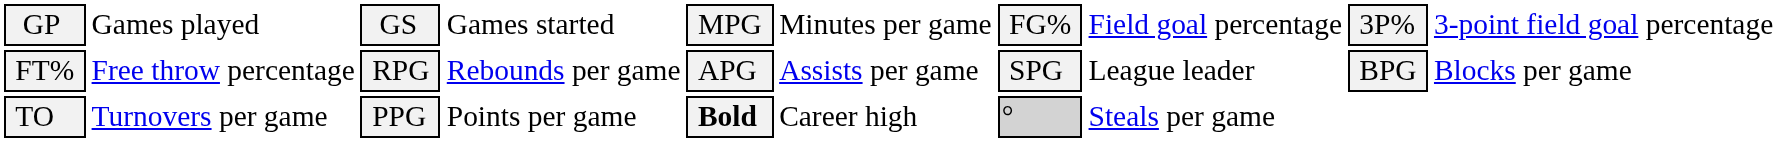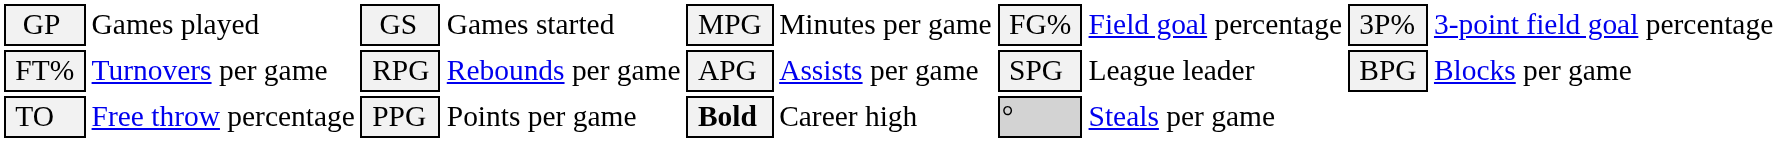(223, 70) Free throw percentage -> (210, 70) Turnovers per game
(210, 116) Turnovers per game -> (223, 116) Free throw percentage
